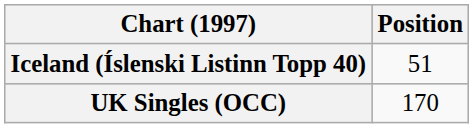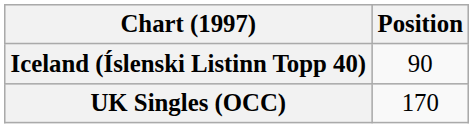(420, 63) 51 -> (420, 63) 90
